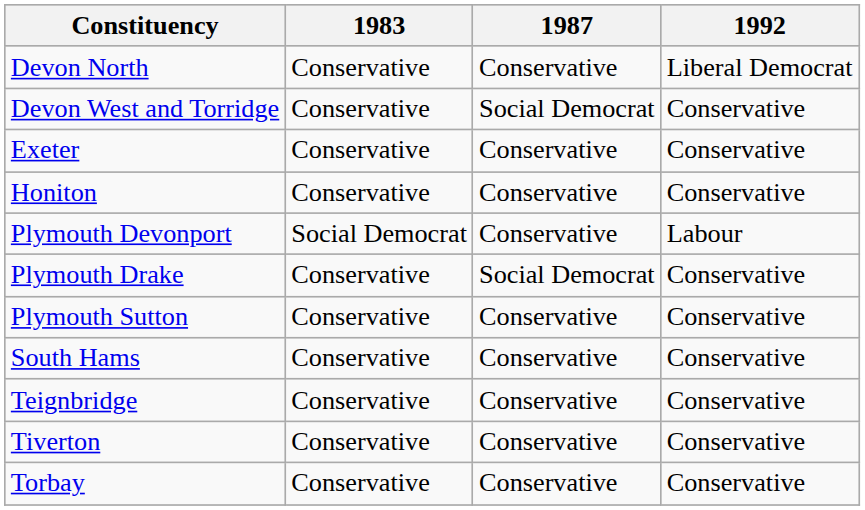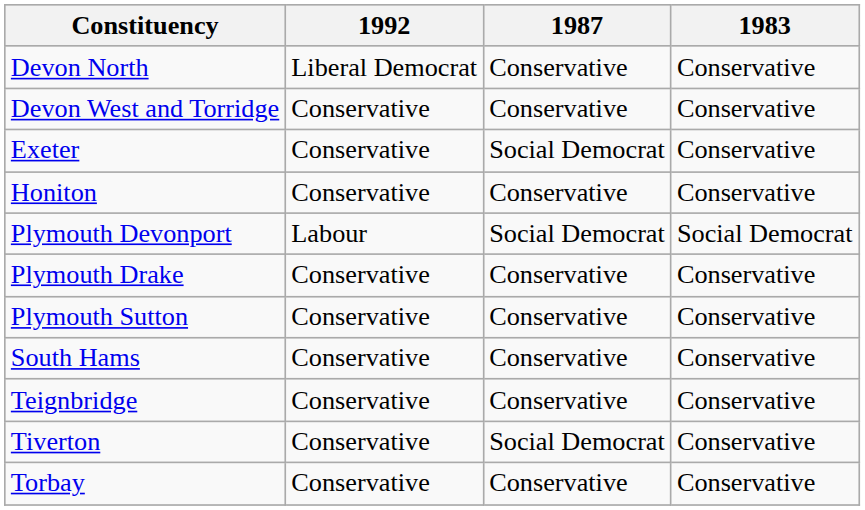columns swapped: (379, 25) <-> (760, 25)
(567, 108) Social Democrat -> (558, 108) Conservative
(548, 150) Conservative -> (577, 150) Social Democrat
(548, 233) Conservative -> (577, 233) Social Democrat
(567, 274) Social Democrat -> (558, 274) Conservative
(548, 441) Conservative -> (577, 441) Social Democrat
